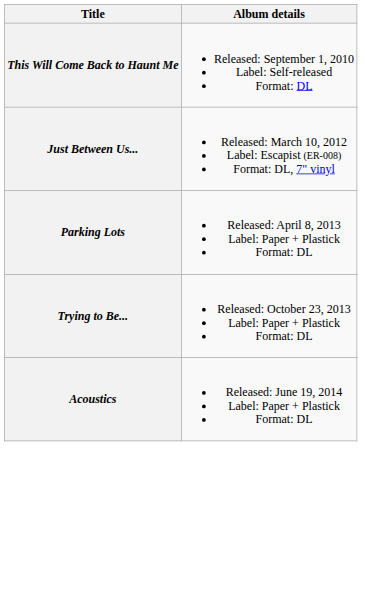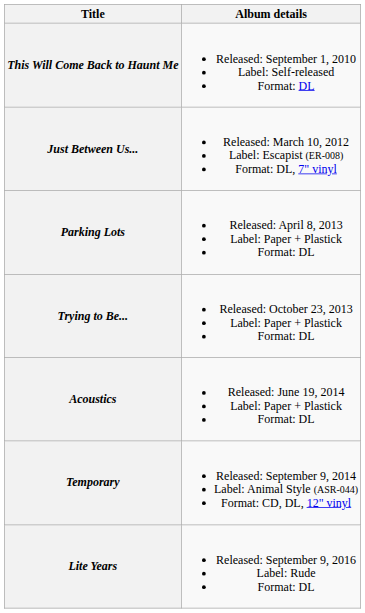+ row: (93, 482)
+ row: (93, 566)
